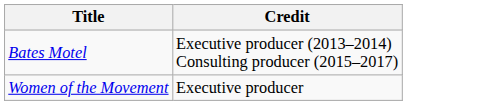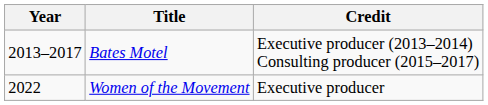+ column: (45, 17)
